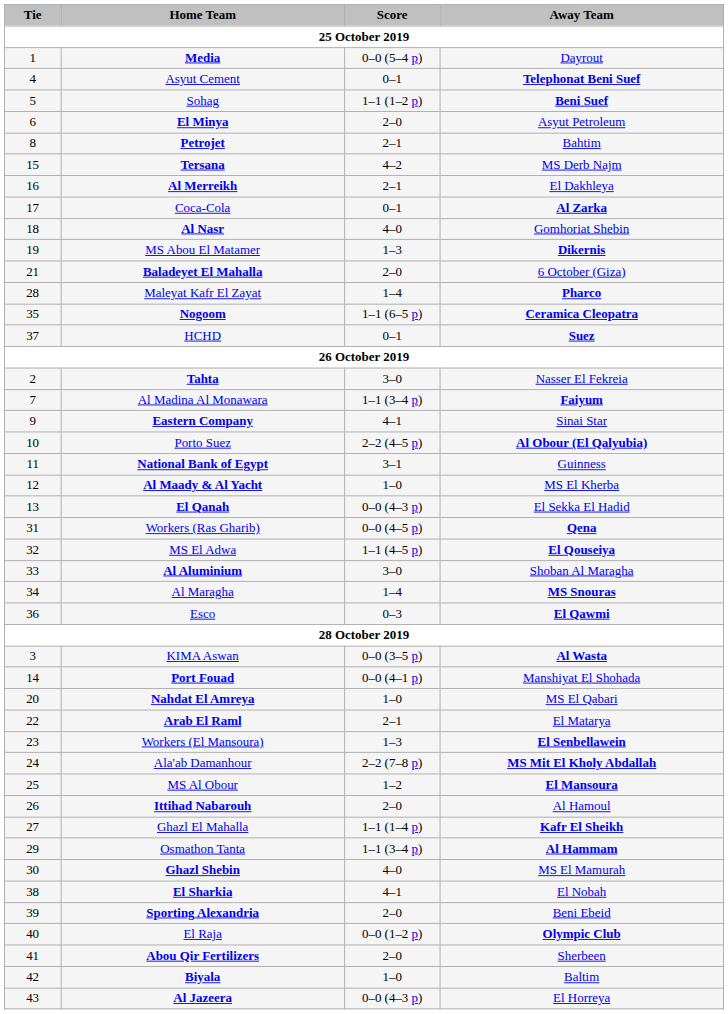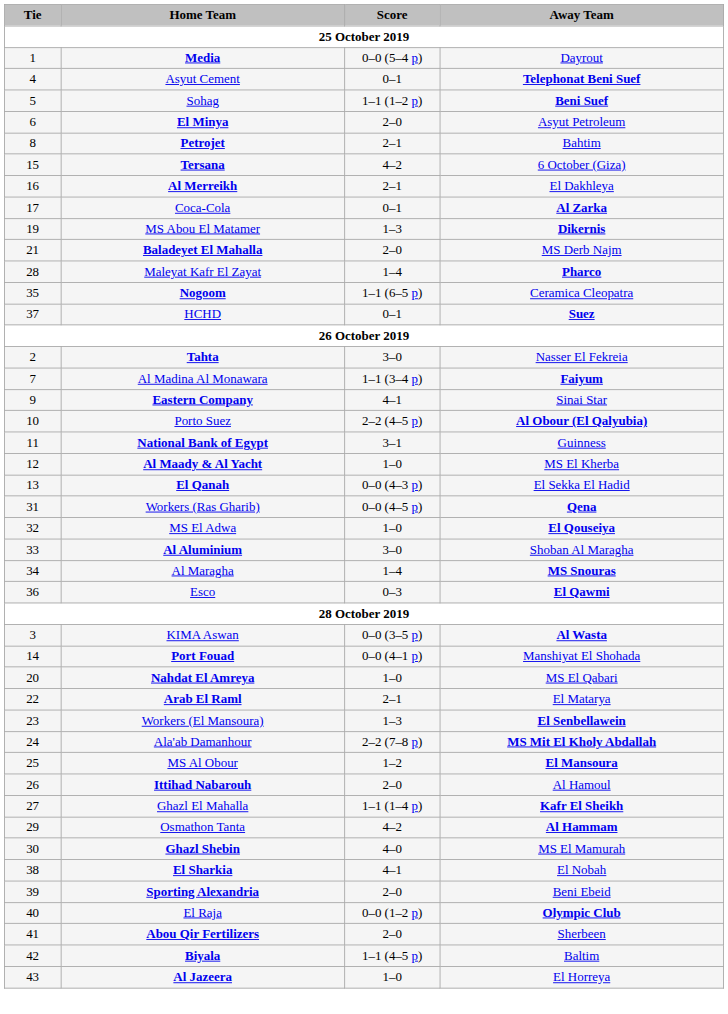(582, 165) MS Derb Najm -> (582, 165) 6 October (Giza)
- row: (203, 229)
(582, 272) 6 October (Giza) -> (582, 250) MS Derb Najm
(582, 314) bold -> (582, 293) normal
(392, 549) 1–1 (4–5 p) -> (392, 528) 1–0
(392, 849) 1–1 (3–4 p) -> (392, 827) 4–2
(392, 977) 1–0 -> (392, 956) 1–1 (4–5 p)
(392, 998) 0–0 (4–3 p) -> (392, 977) 1–0
